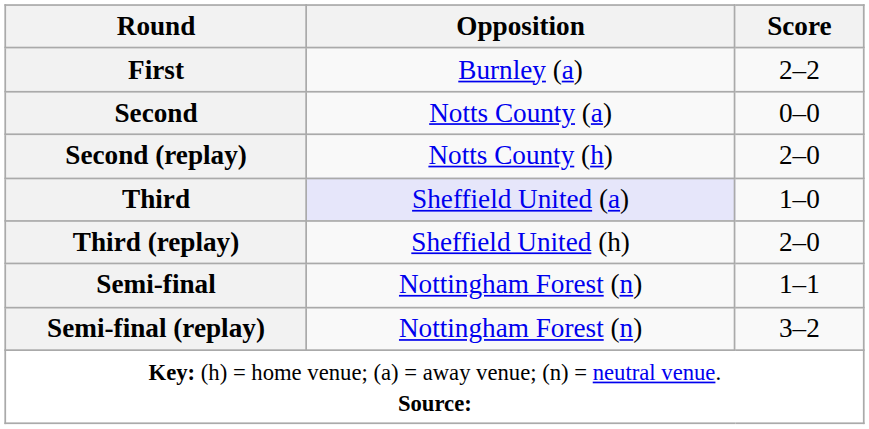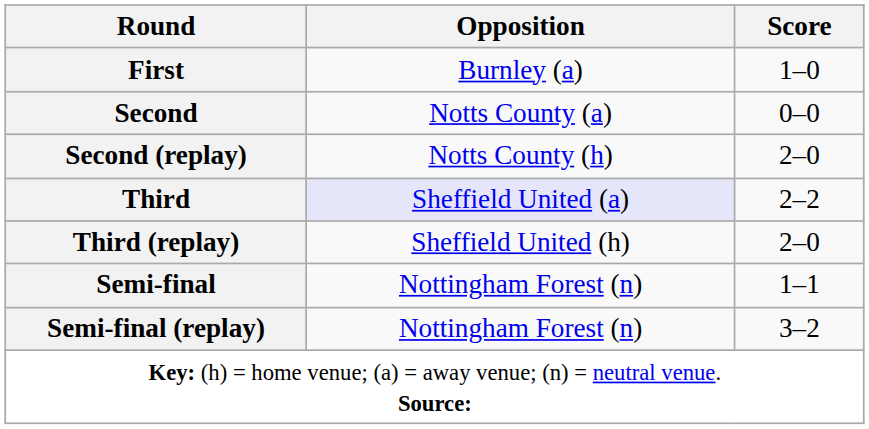(799, 69) 2–2 -> (799, 69) 1–0
(799, 198) 1–0 -> (799, 198) 2–2
